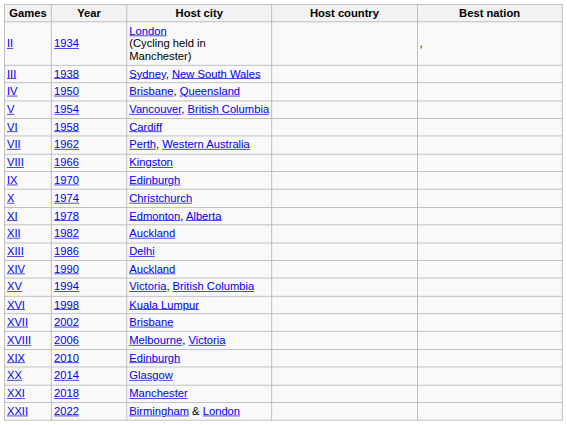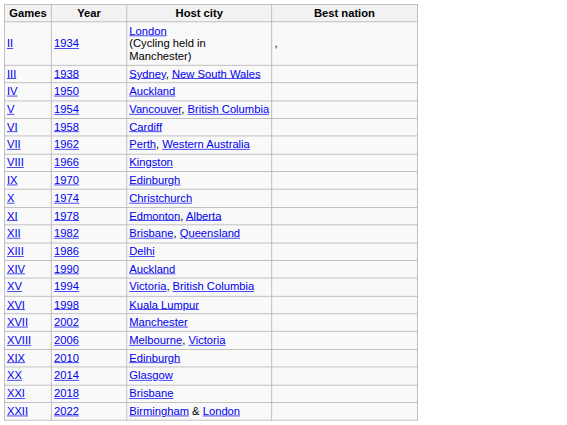- column: (344, 13)
(185, 91) Brisbane, Queensland -> (152, 91) Auckland
(152, 233) Auckland -> (185, 233) Brisbane, Queensland
(151, 322) Brisbane -> (159, 322) Manchester
(159, 393) Manchester -> (151, 393) Brisbane
